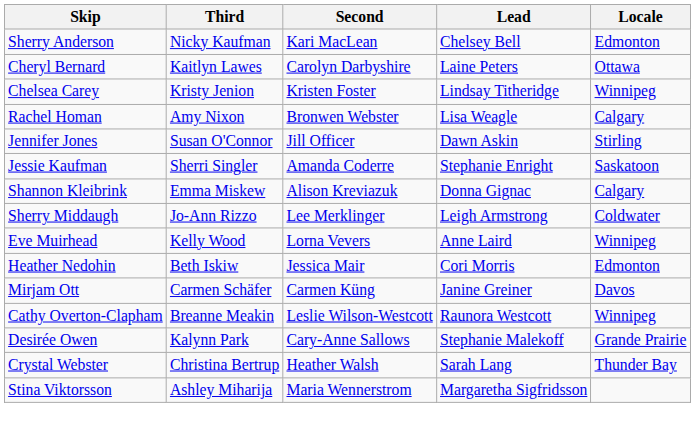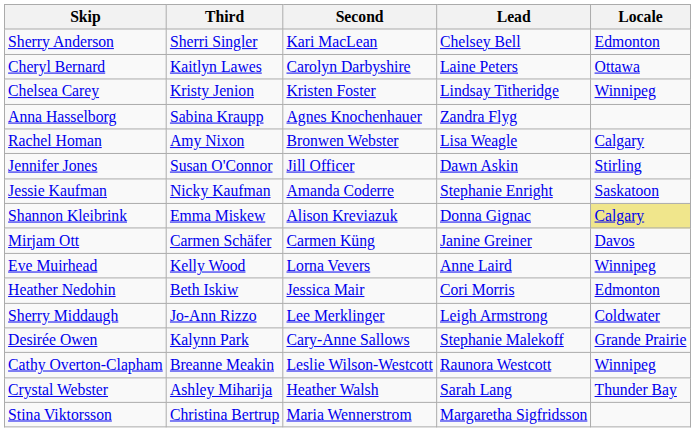(220, 41) Nicky Kaufman -> (214, 41) Sherri Singler
+ row: (62, 116)
(214, 166) Sherri Singler -> (220, 191) Nicky Kaufman
(619, 191) no background -> (619, 215) khaki background
rows swapped: (63, 215) <-> (44, 290)
rows swapped: (85, 315) <-> (53, 340)
(225, 365) Christina Bertrup -> (221, 389) Ashley Miharija
(221, 389) Ashley Miharija -> (225, 414) Christina Bertrup
